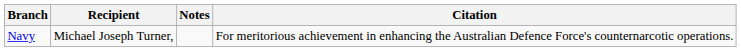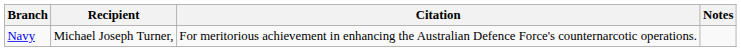columns swapped: (475, 15) <-> (195, 15)
